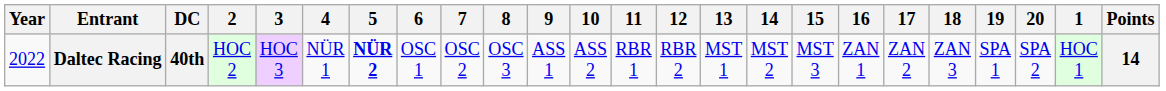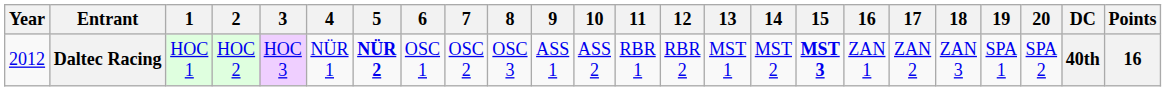columns swapped: (1079, 19) <-> (187, 19)
(27, 59) 2022 -> (27, 59) 2012
(815, 59) normal -> (820, 59) bold
(1130, 59) 14 -> (1133, 59) 16
